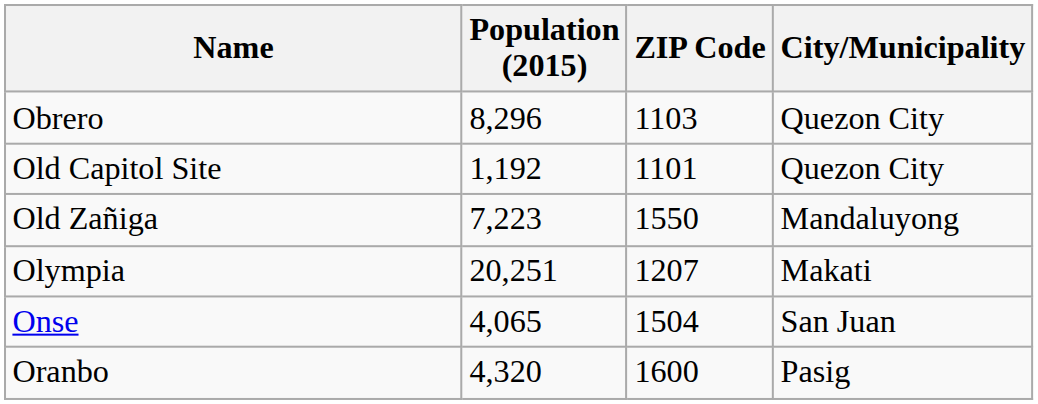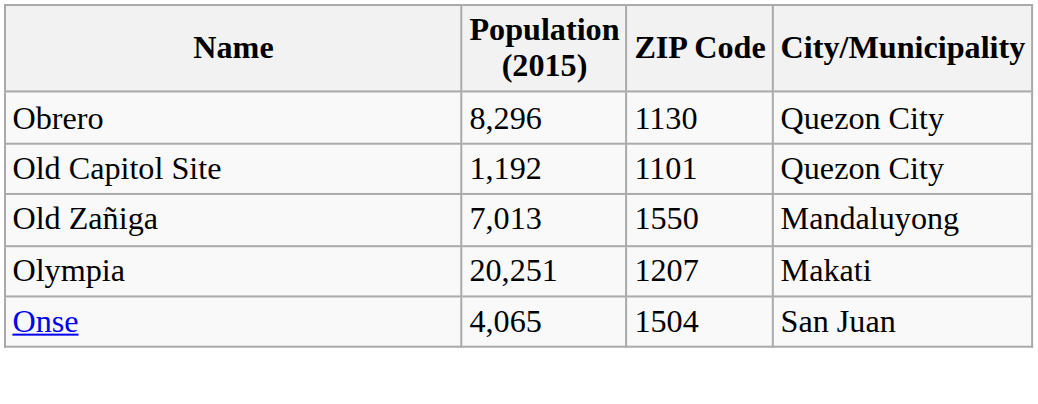(666, 117) 1103 -> (666, 117) 1130
(506, 219) 7,223 -> (506, 219) 7,013
- row: (61, 372)
